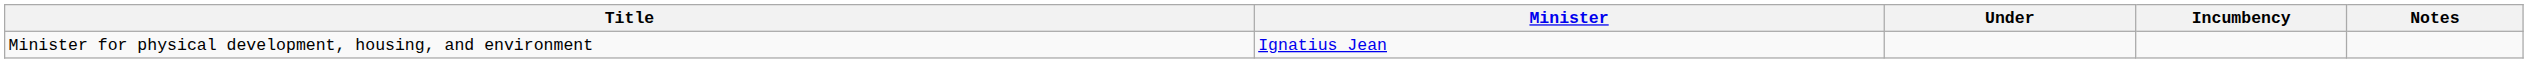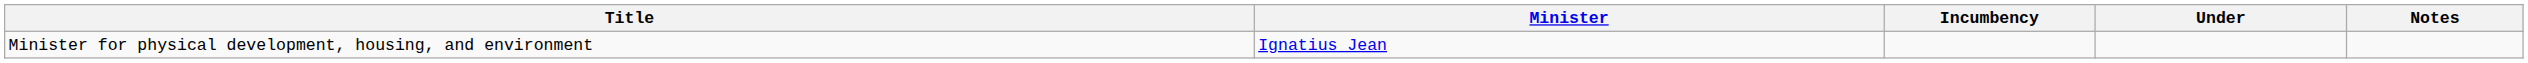columns swapped: (2241, 18) <-> (2010, 18)
